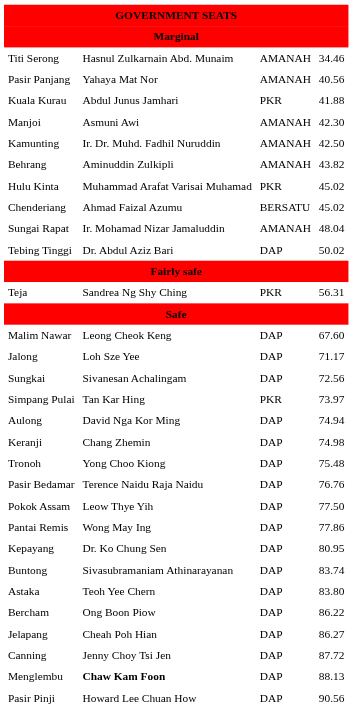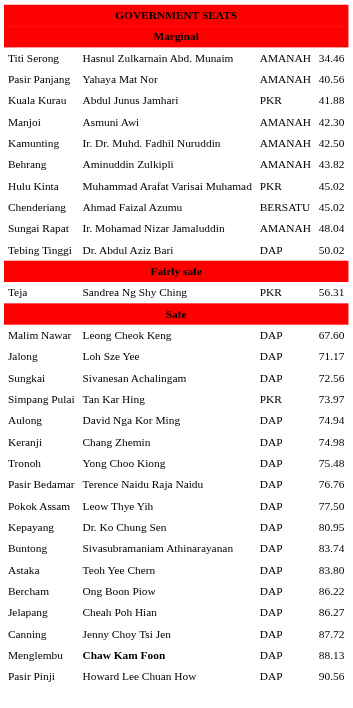- row: (38, 527)
